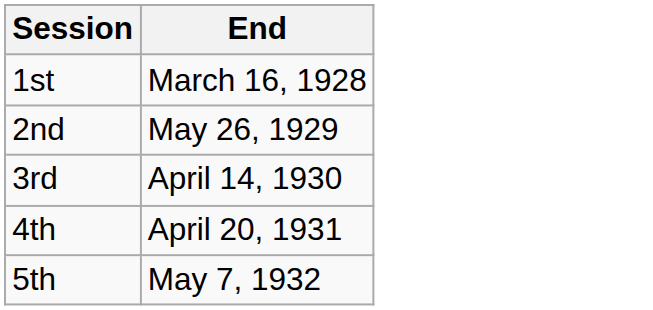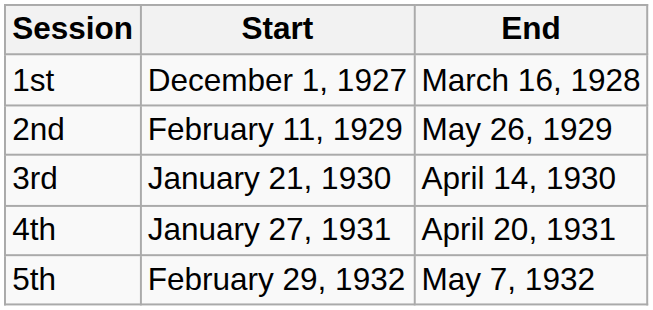+ column: (277, 29)
